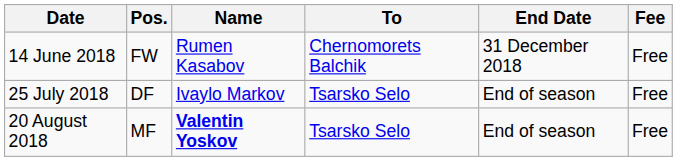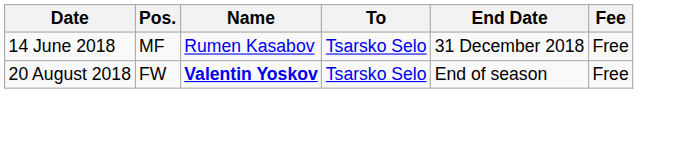(144, 56) FW -> (152, 46) MF
(365, 56) Chernomorets Balchik -> (376, 46) Tsarsko Selo
- row: (59, 94)
(143, 131) MF -> (153, 74) FW
